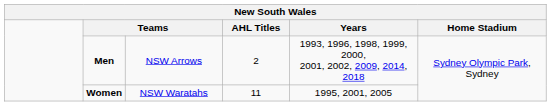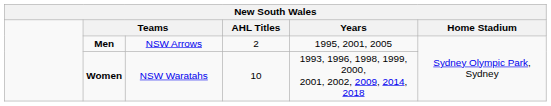(353, 60) 1993, 1996, 1998, 1999, 2000, 2001, 2002, 2009, 2014, 2018 -> (353, 43) 1995, 2001, 2005
(256, 93) 11 -> (256, 76) 10
(353, 93) 1995, 2001, 2005 -> (353, 76) 1993, 1996, 1998, 1999, 2000, 2001, 2002, 2009, 2014, 2018
